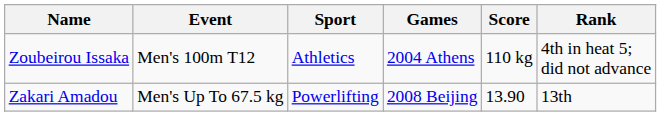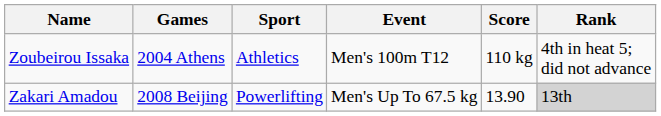columns swapped: (432, 19) <-> (210, 19)
(556, 97) no background -> (556, 97) lightgrey background
